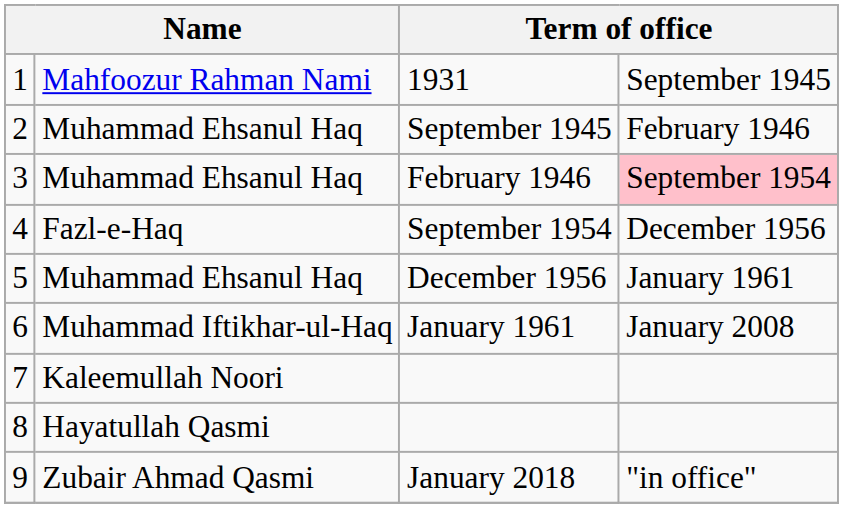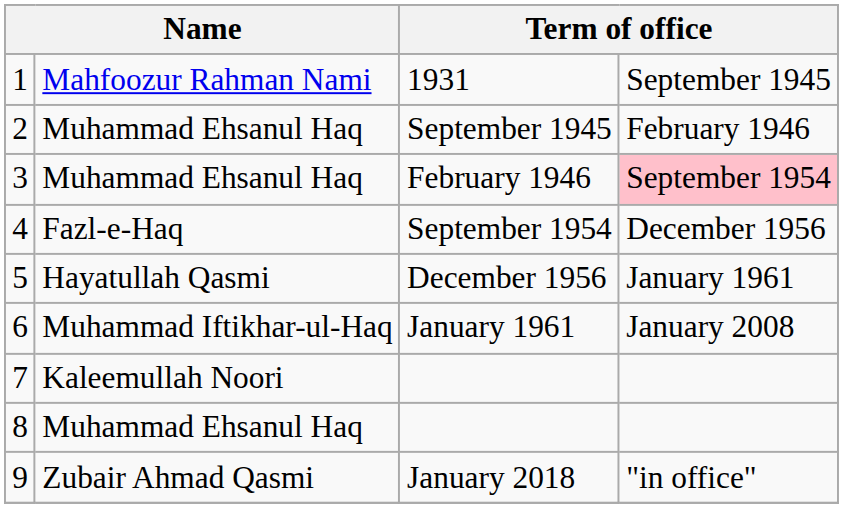(203, 278) Muhammad Ehsanul Haq -> (156, 278) Hayatullah Qasmi
(156, 427) Hayatullah Qasmi -> (203, 427) Muhammad Ehsanul Haq
